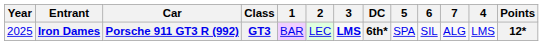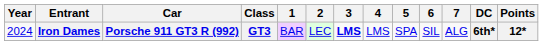columns swapped: (483, 13) <-> (377, 13)
(20, 31) 2025 -> (20, 31) 2024
